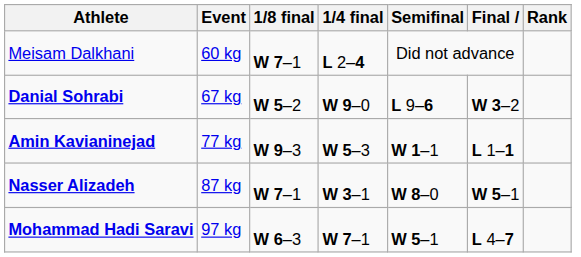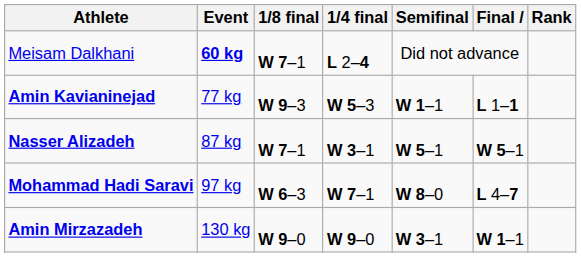(221, 53) normal -> (222, 53) bold
- row: (66, 97)
(415, 195) W 8–0 -> (419, 150) W 5–1
(415, 239) W 5–1 -> (419, 195) W 8–0
+ row: (75, 230)
